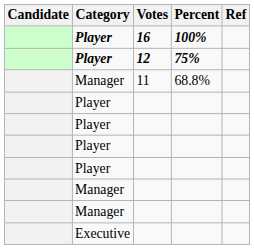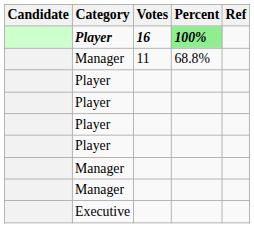(190, 37) no background -> (190, 37) lightgreen background
- row: (93, 59)
